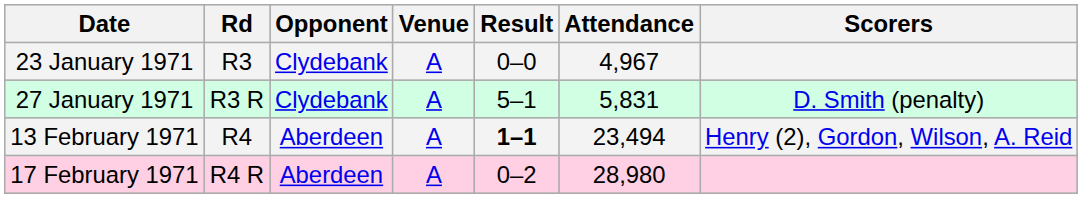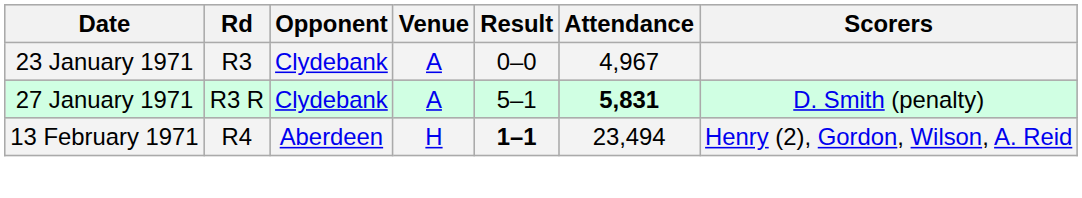(629, 99) normal -> (629, 99) bold
(434, 137) A -> (434, 137) H
- row: (104, 175)
